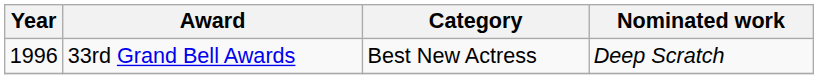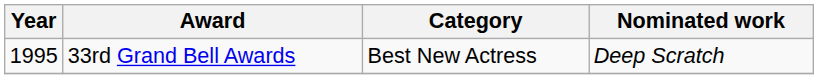(34, 55) 1996 -> (34, 55) 1995
